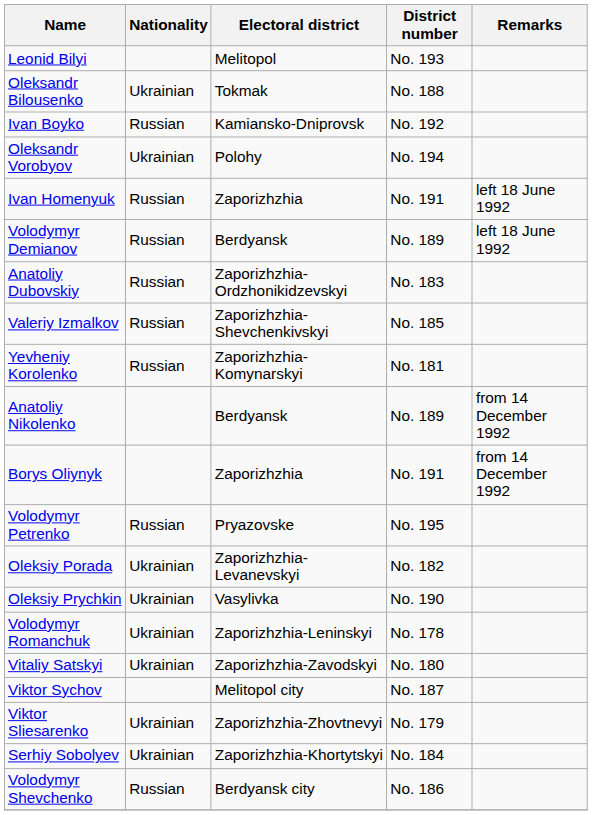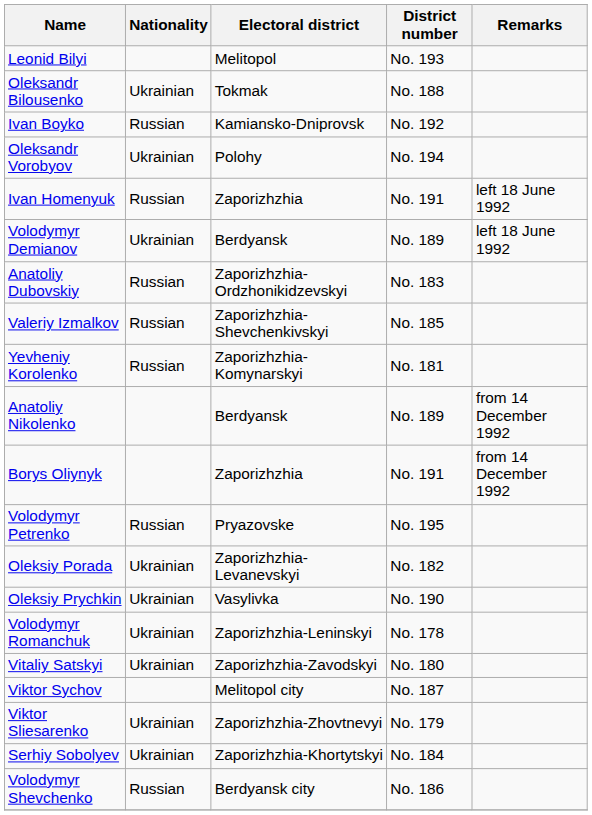(157, 240) Russian -> (162, 240) Ukrainian
